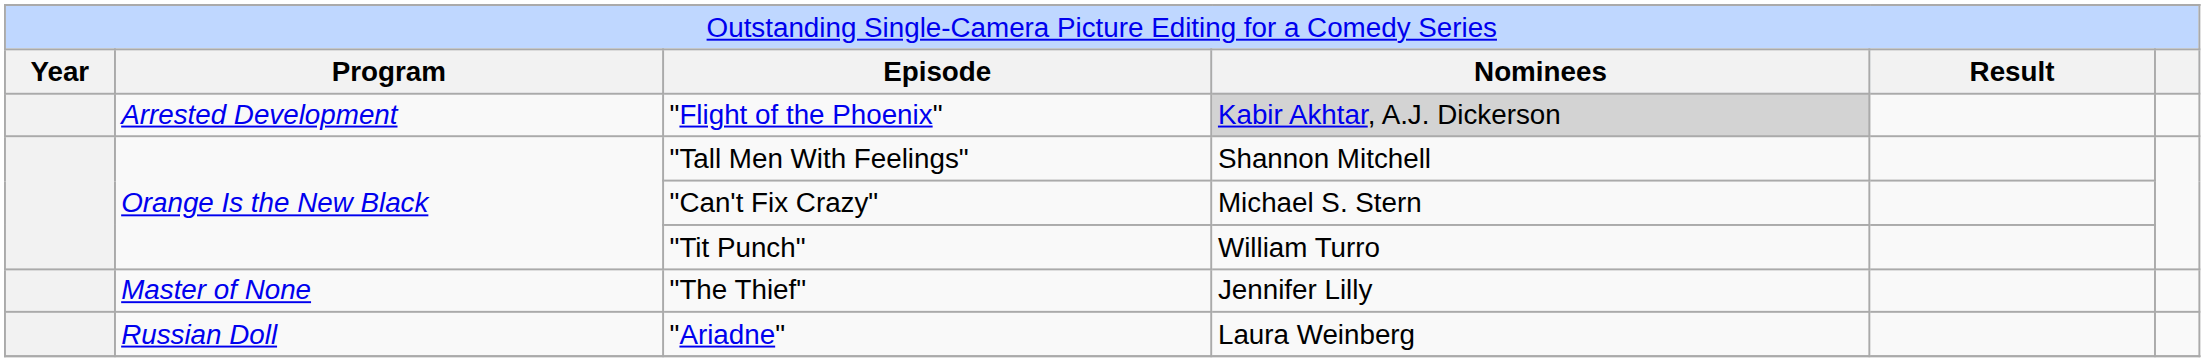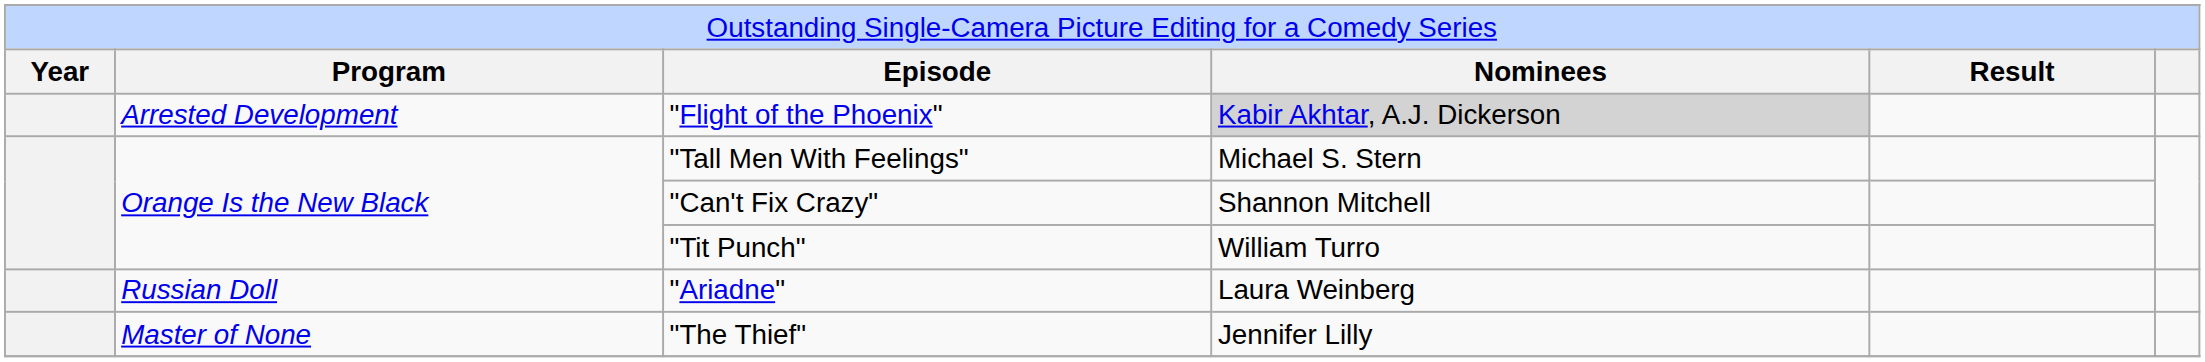(1324, 159) Shannon Mitchell -> (1320, 159) Michael S. Stern
(1320, 203) Michael S. Stern -> (1324, 203) Shannon Mitchell
rows swapped: (738, 291) <-> (727, 335)
